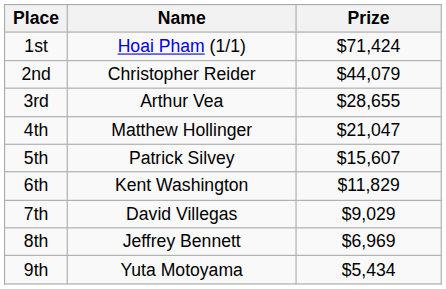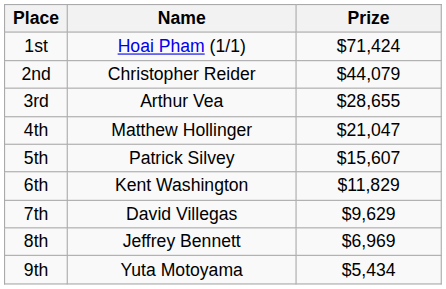(369, 213) $9,029 -> (369, 213) $9,629
